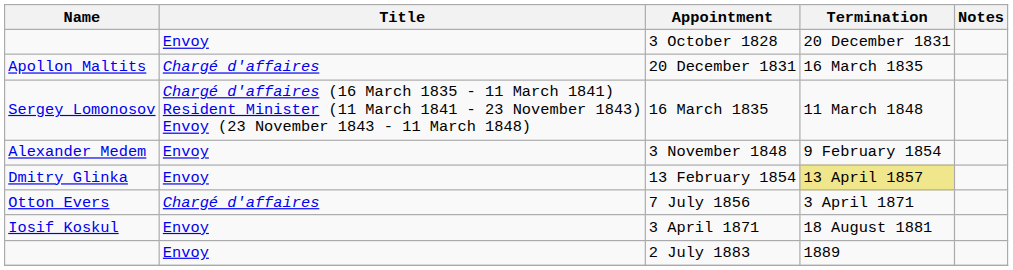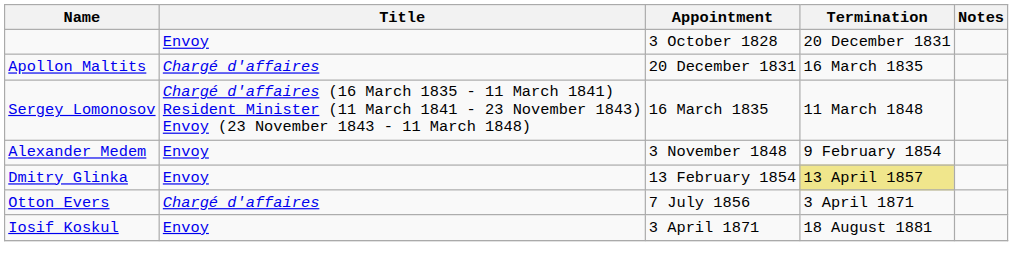- row: (699, 253)
